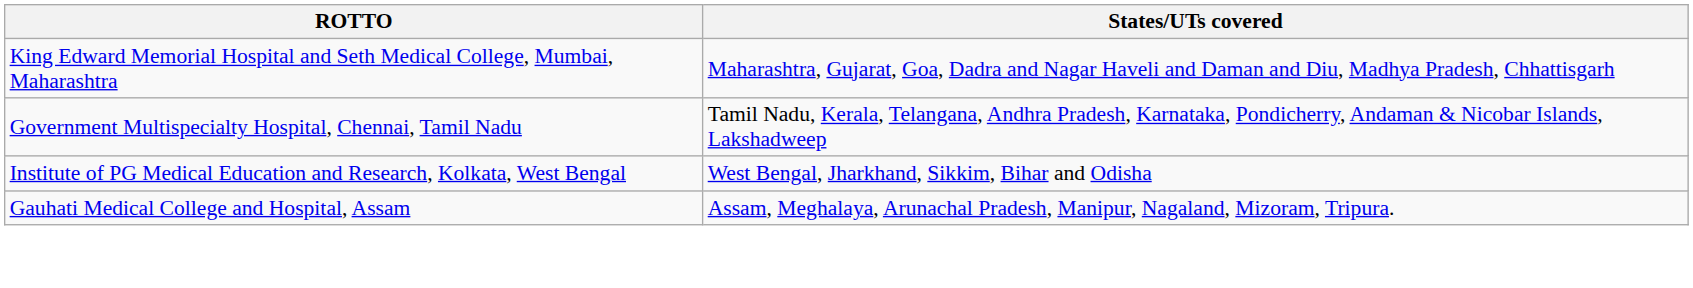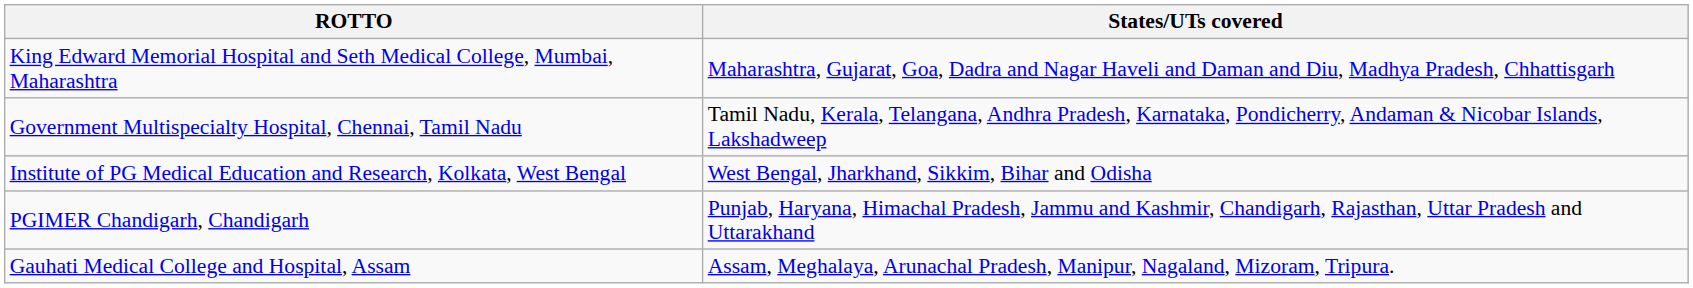+ row: (159, 219)
